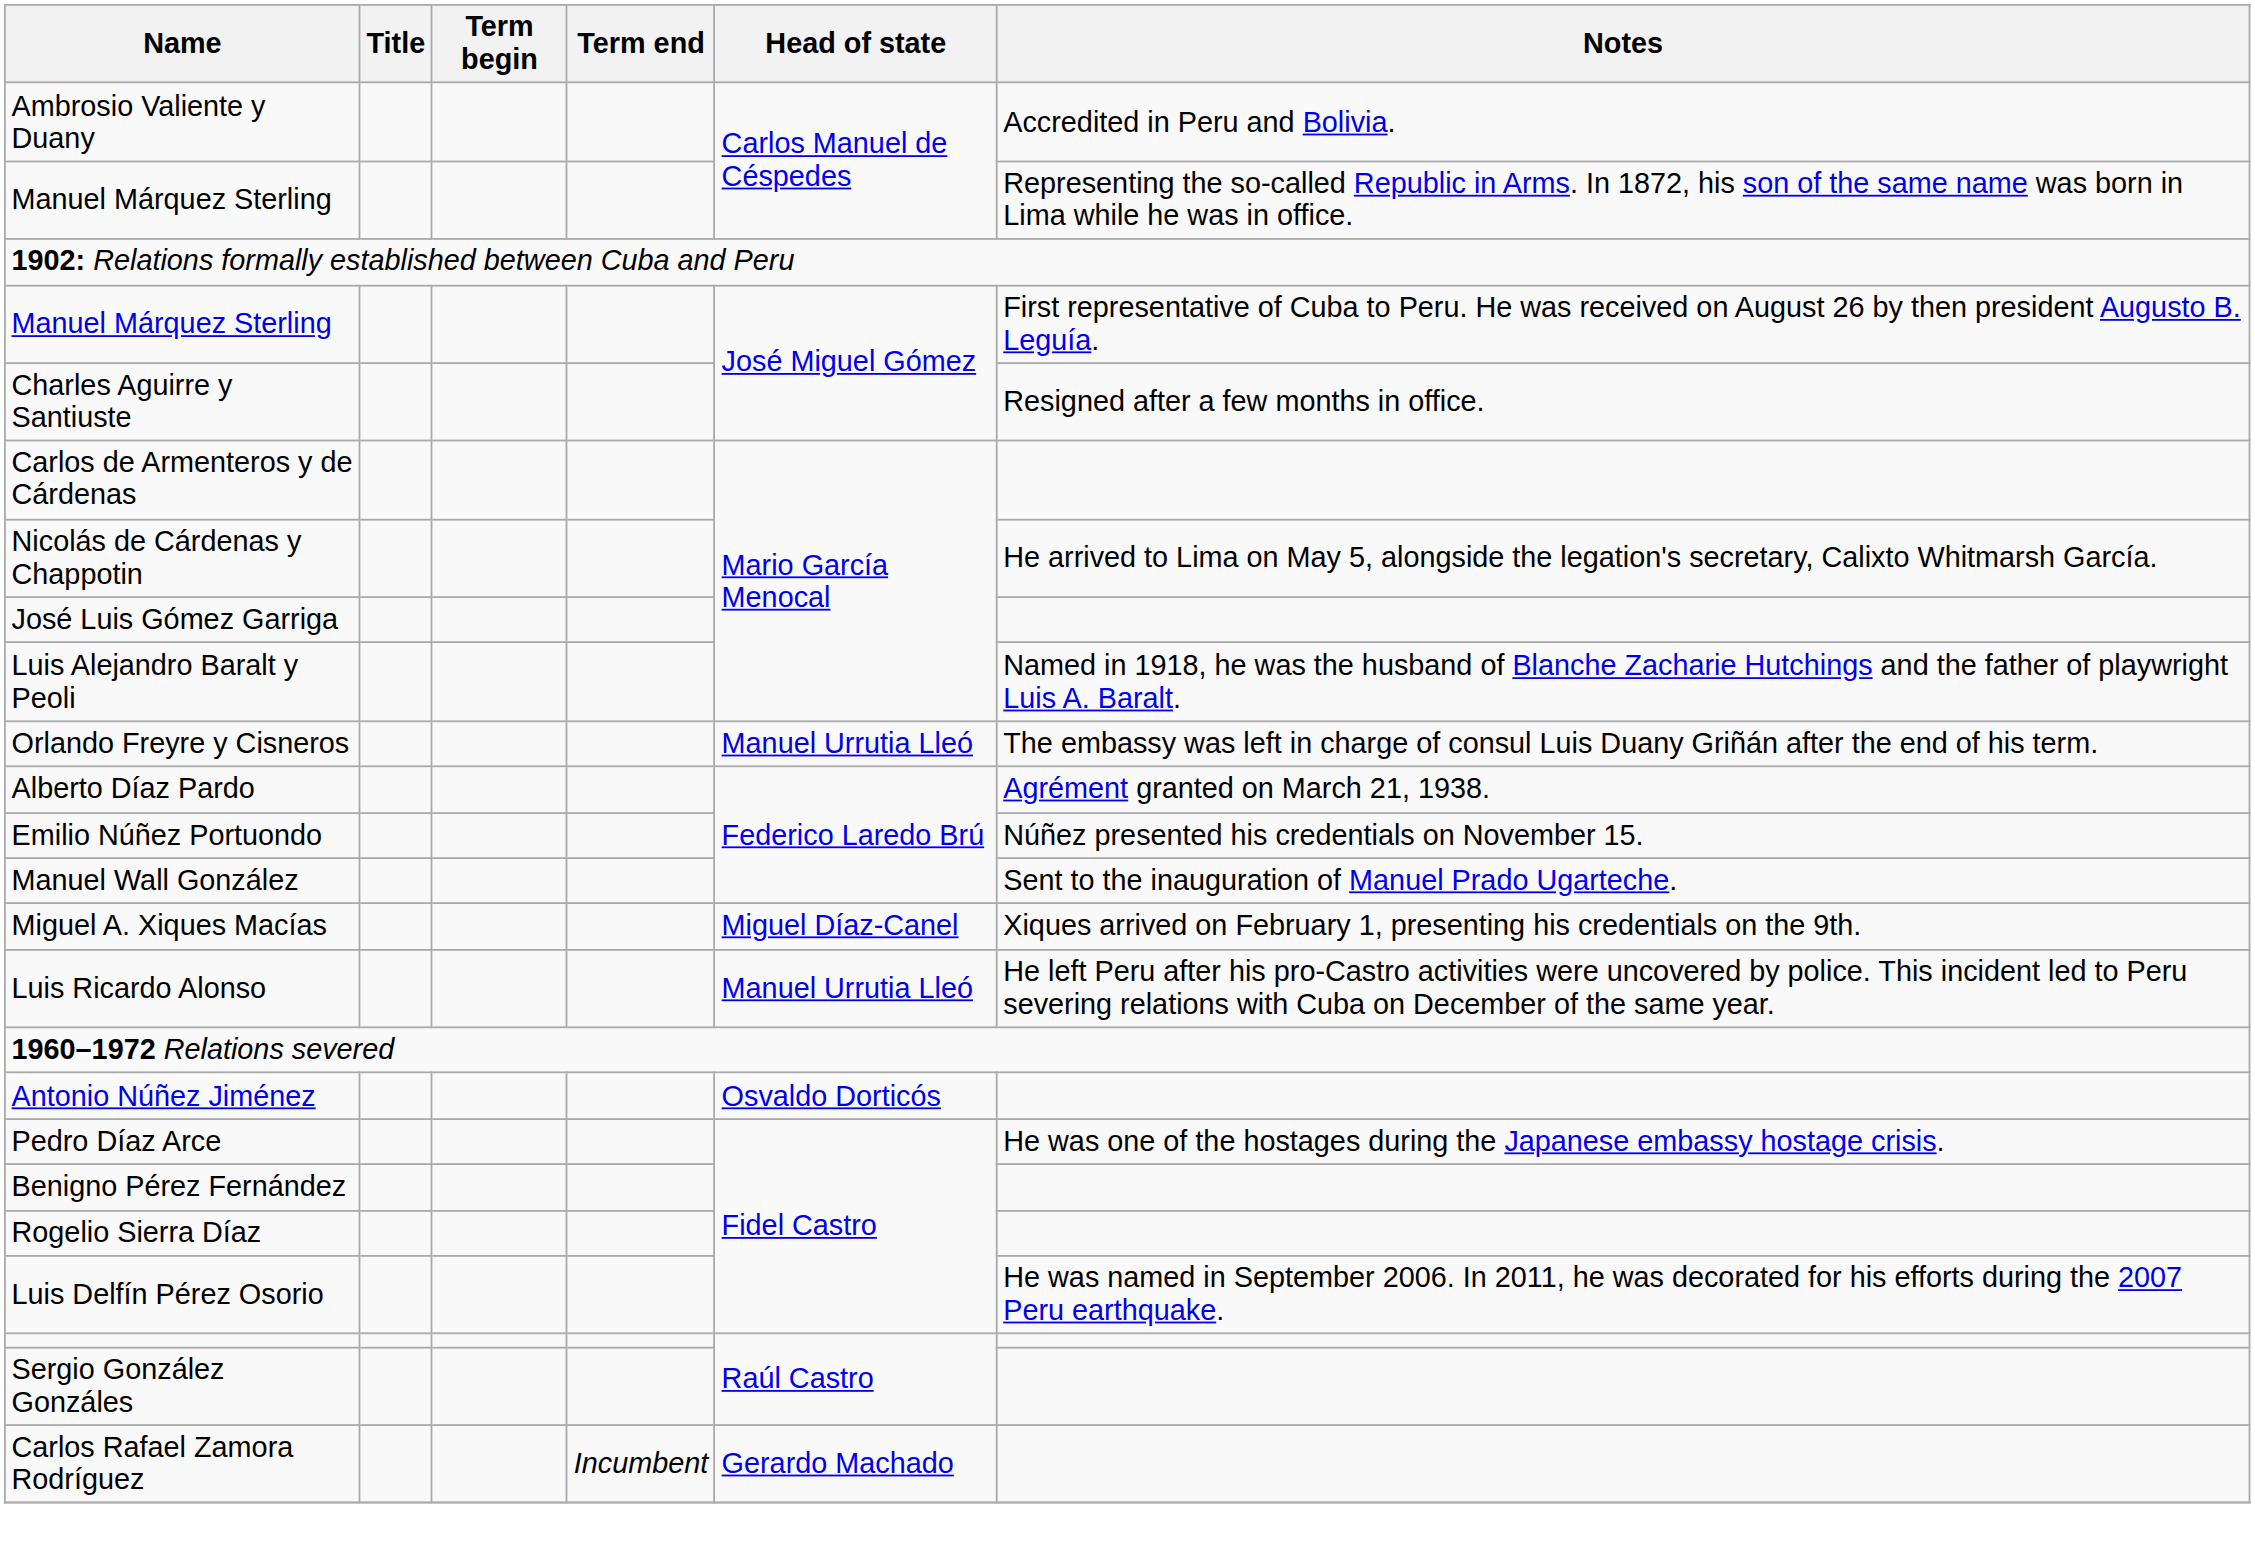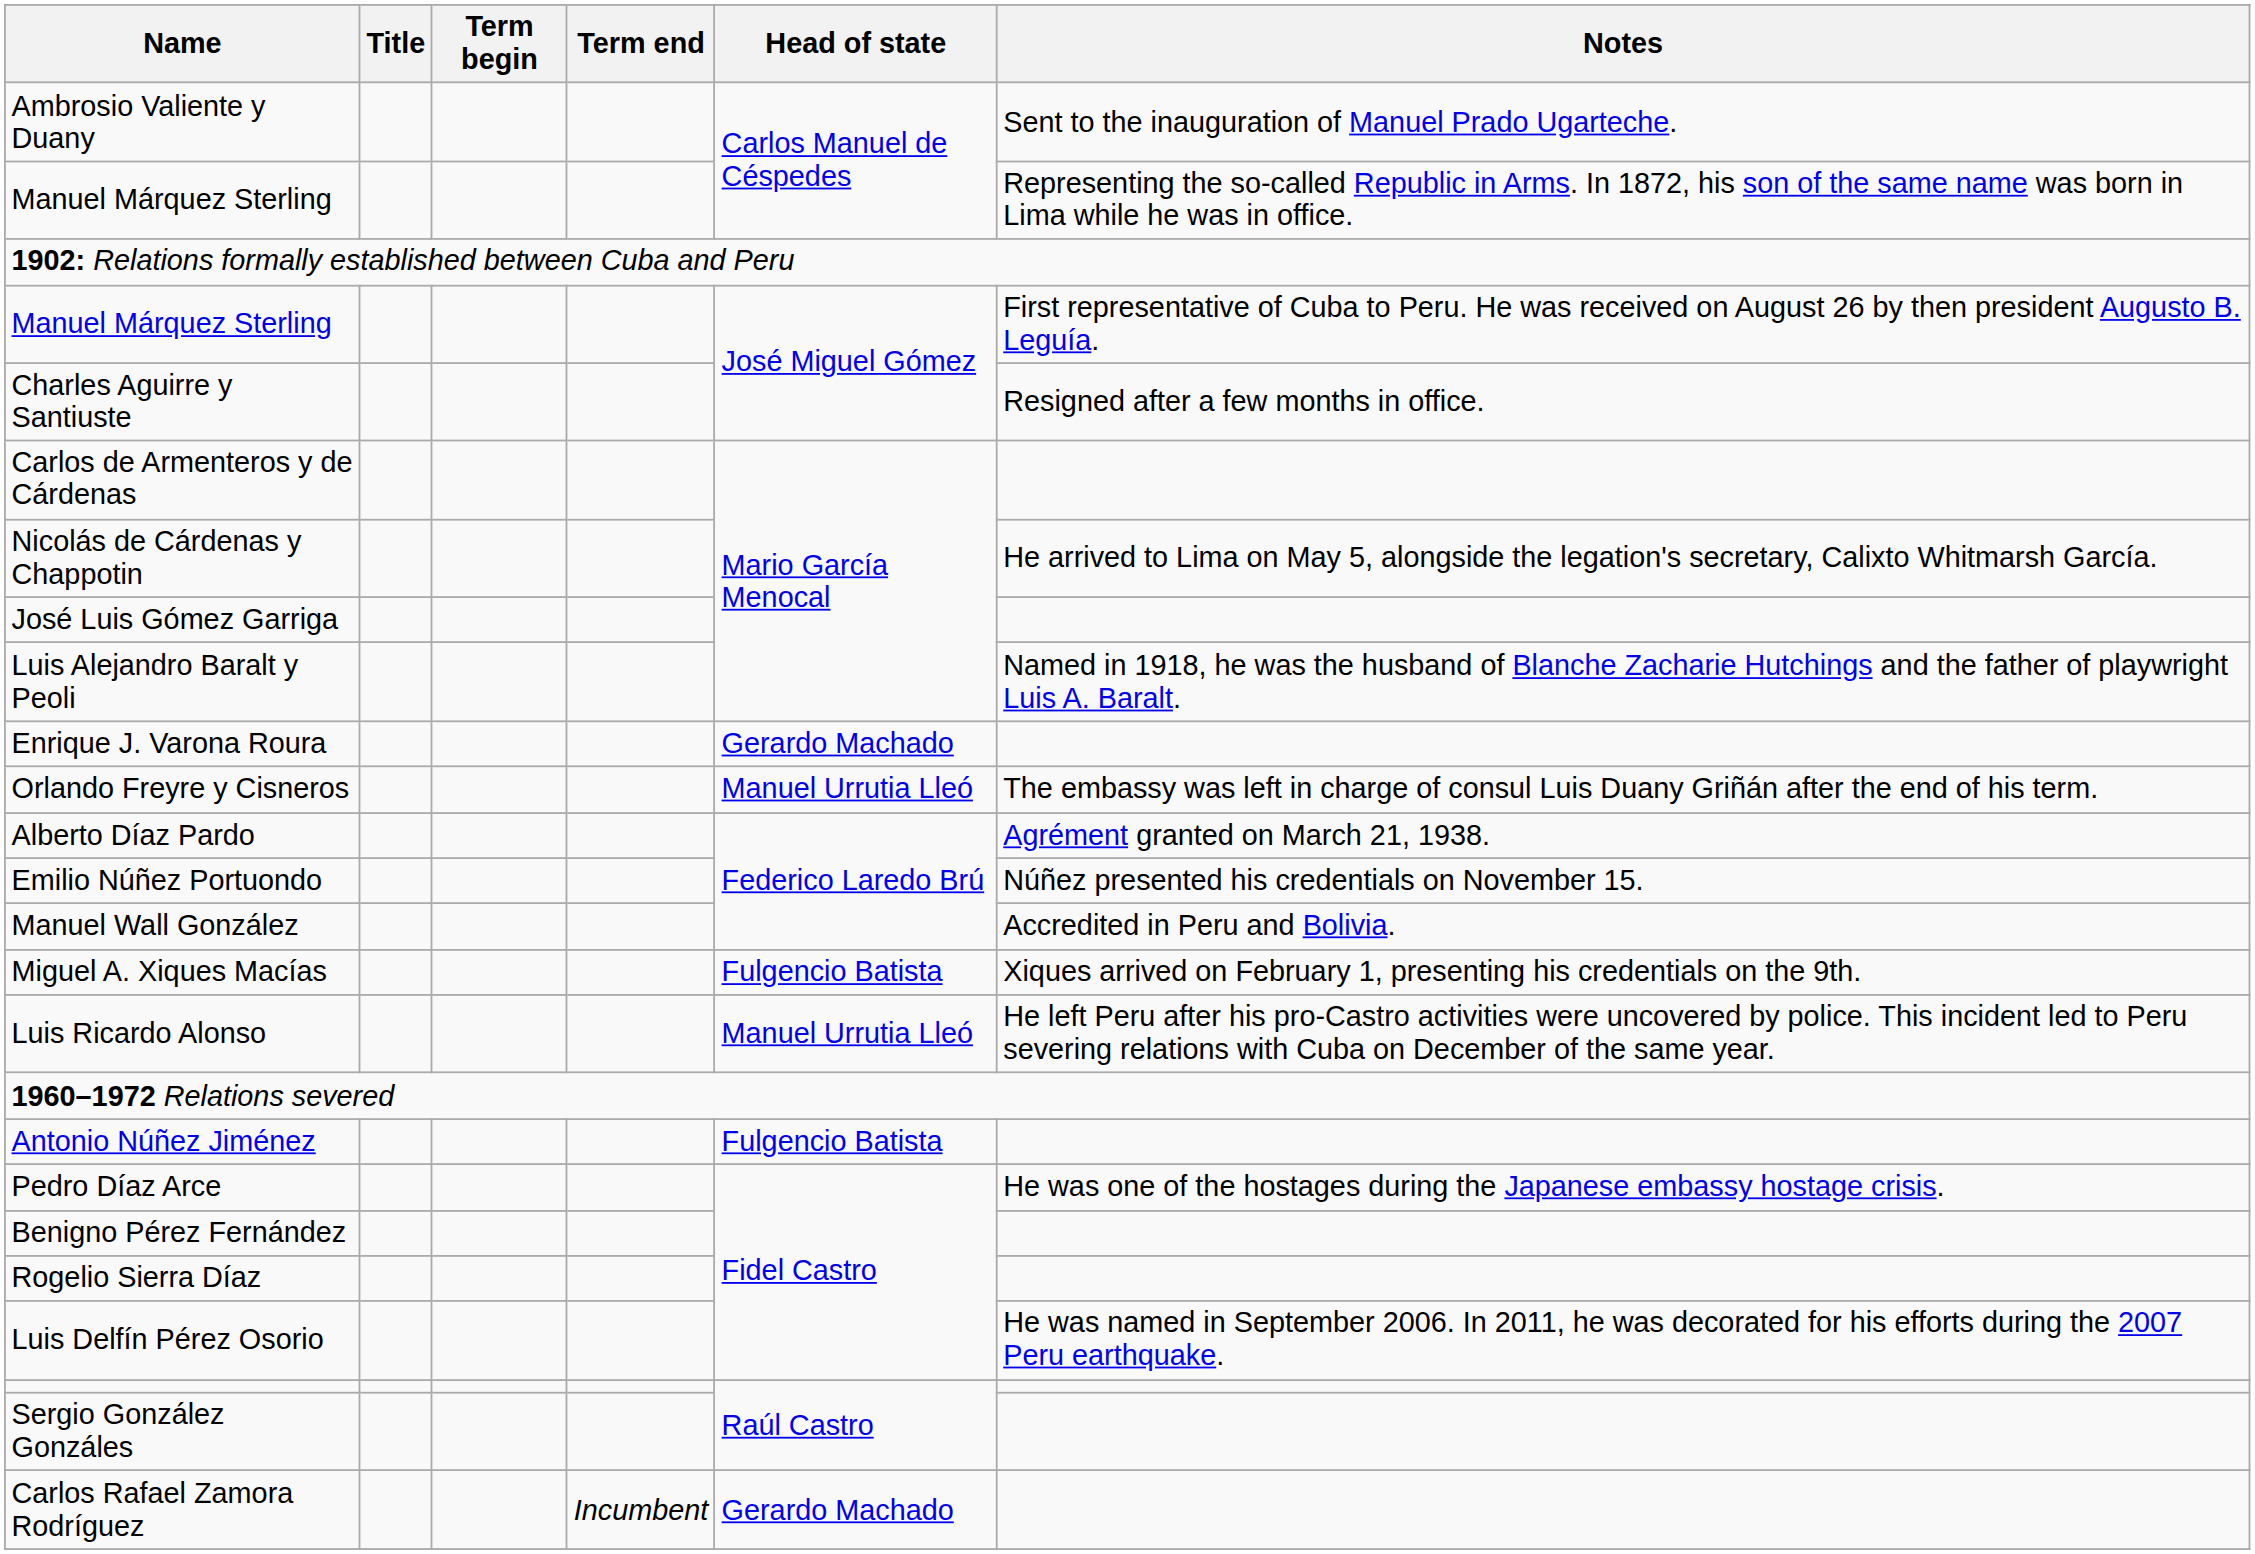(1199, 121) Accredited in Peru and Bolivia. -> (1340, 121) Sent to the inauguration of Manuel Prado Ugarteche.
+ row: (169, 743)
(1340, 880) Sent to the inauguration of Manuel Prado Ugarteche. -> (1199, 925) Accredited in Peru and Bolivia.
(840, 925) Miguel Díaz-Canel -> (832, 971) Fulgencio Batista
(831, 1095) Osvaldo Dorticós -> (832, 1141) Fulgencio Batista
